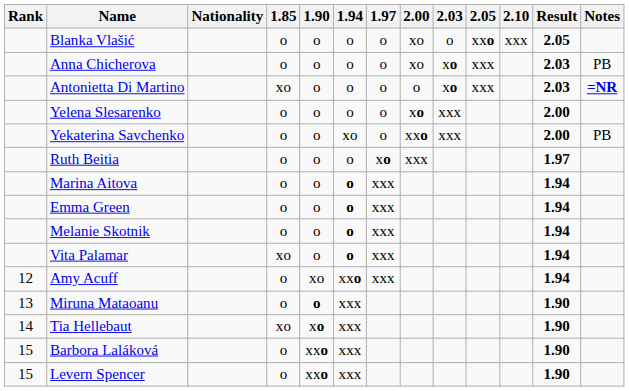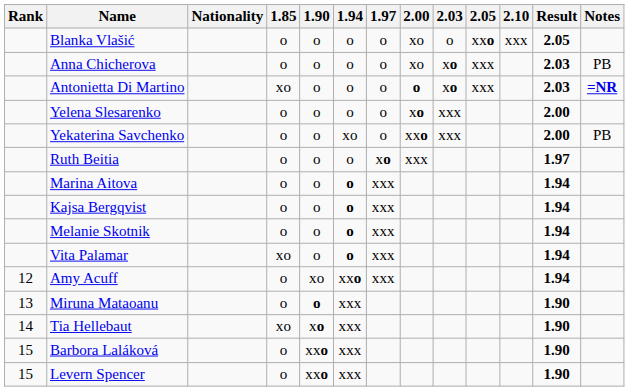(416, 87) normal -> (416, 87) bold
+ row: (98, 207)
- row: (90, 207)
